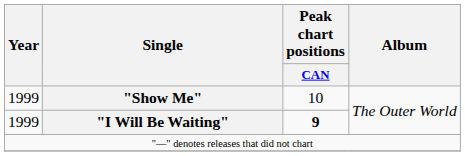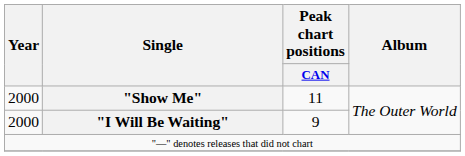(24, 97) 1999 -> (24, 97) 2000
(316, 97) 10 -> (316, 97) 11
(24, 122) 1999 -> (24, 122) 2000
(316, 122) bold -> (316, 122) normal
